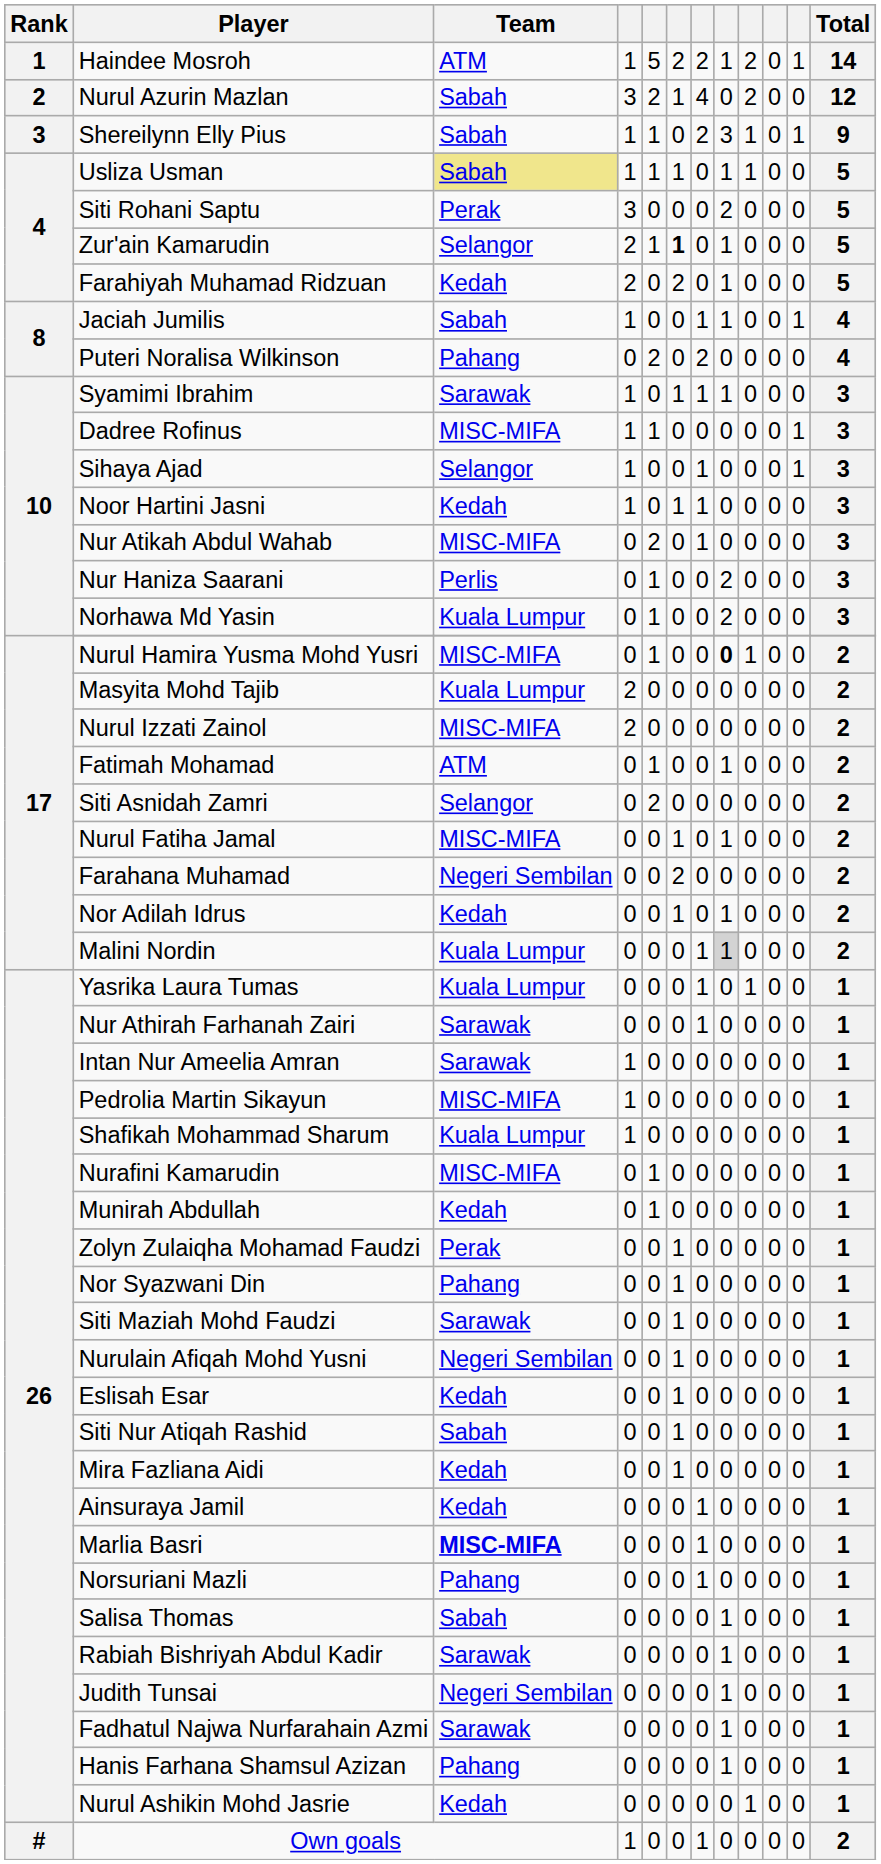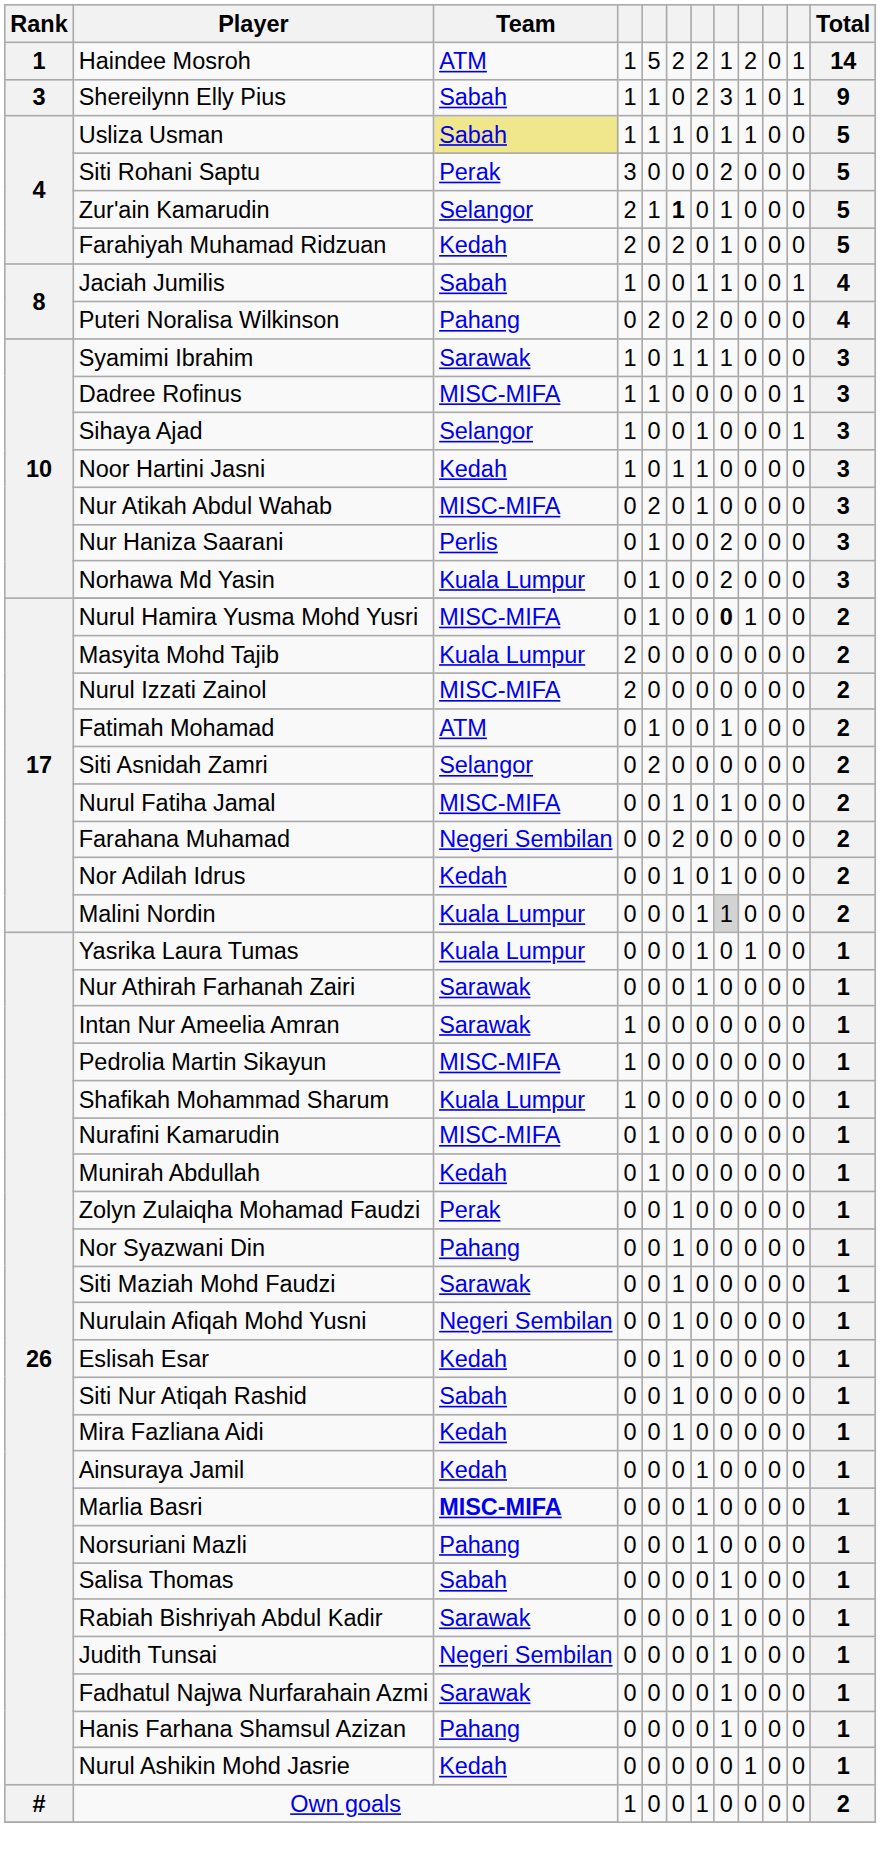- row: (184, 98)
